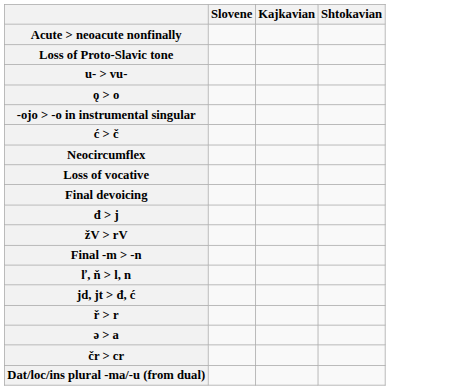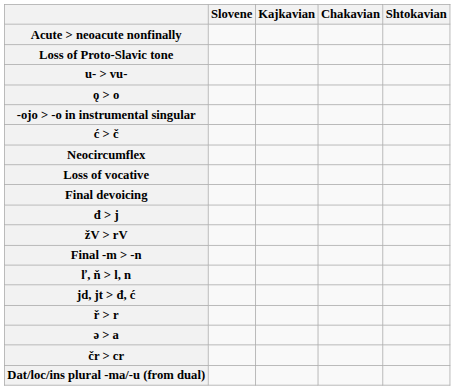+ column: (350, 14)
